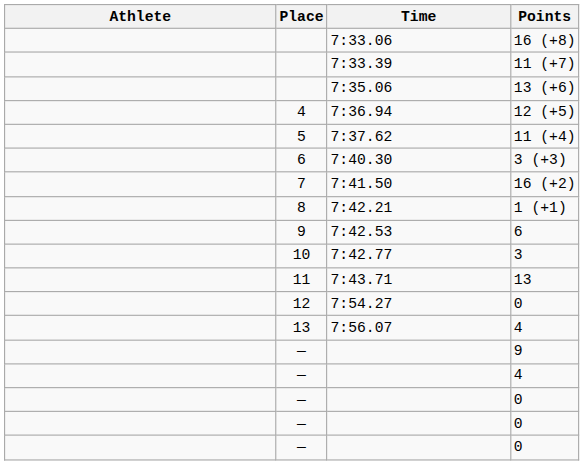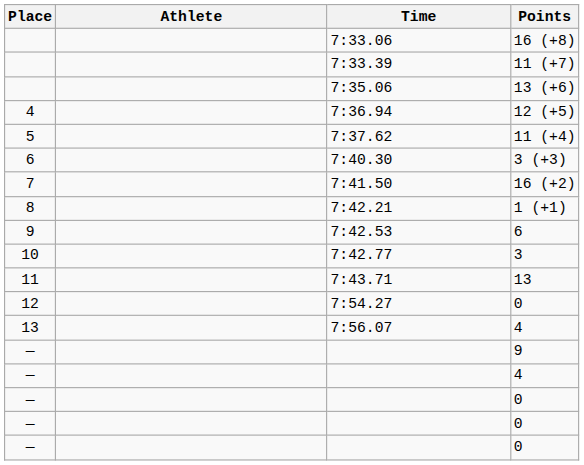columns swapped: (302, 17) <-> (140, 17)
